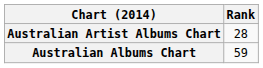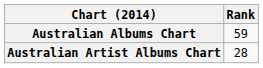rows swapped: (114, 53) <-> (114, 33)
